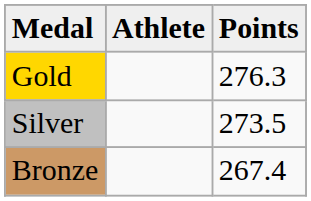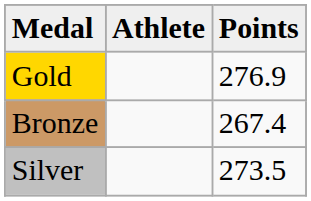(253, 75) 276.3 -> (253, 75) 276.9
rows swapped: (48, 123) <-> (55, 170)
